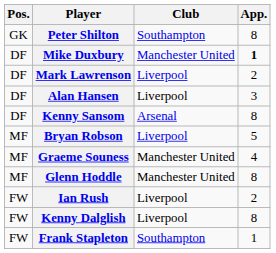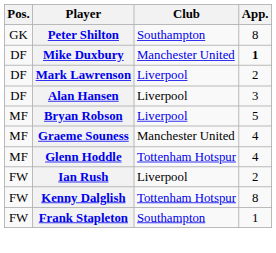- row: (83, 116)
(186, 177) Manchester United -> (186, 156) Tottenham Hotspur
(254, 177) 8 -> (255, 156) 4
(162, 217) Liverpool -> (186, 197) Tottenham Hotspur
